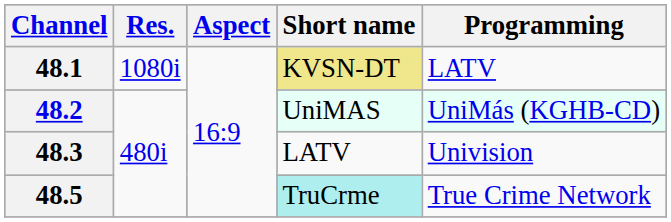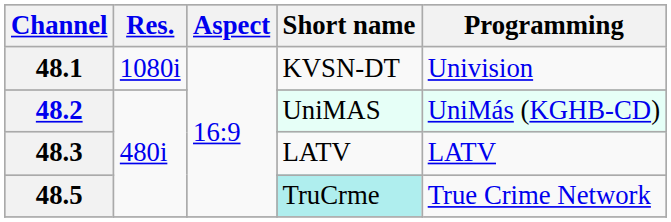(341, 68) khaki background -> (341, 68) no background
(462, 68) LATV -> (480, 68) Univision
(480, 152) Univision -> (462, 152) LATV
